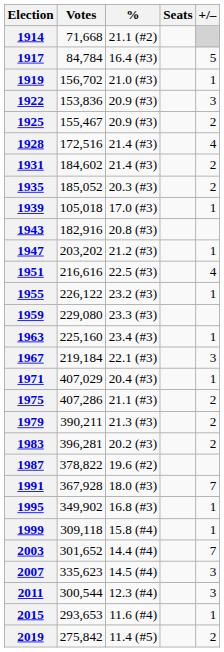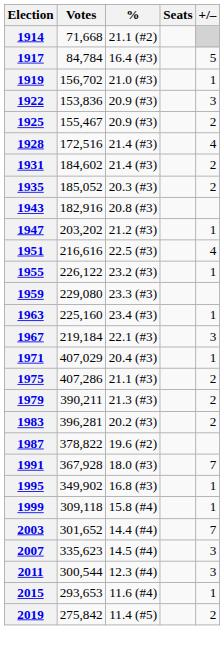- row: (31, 207)
